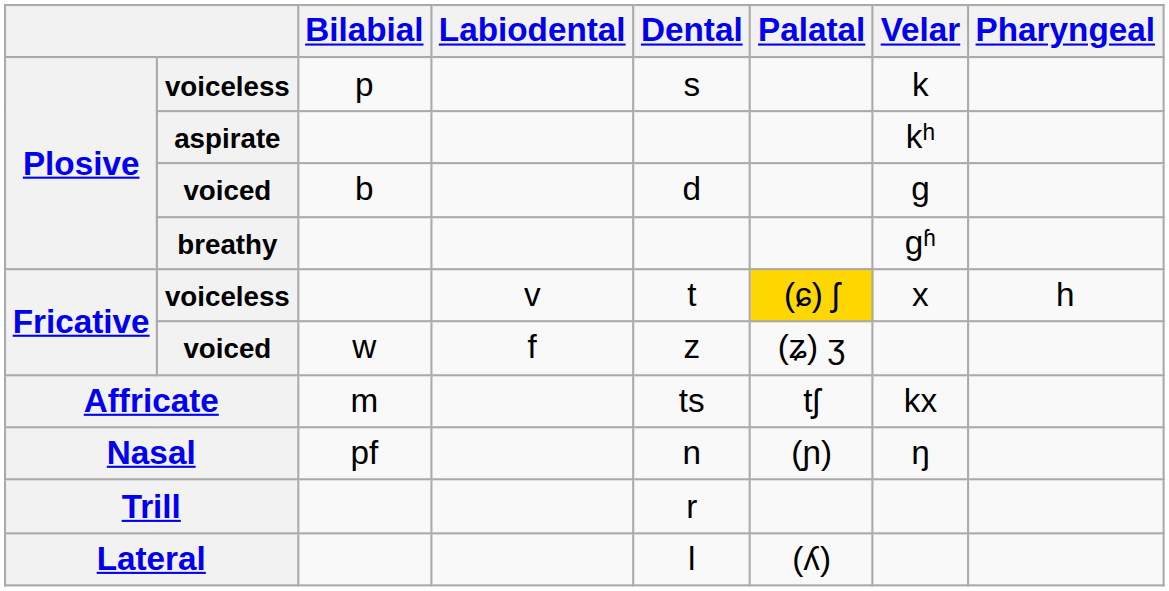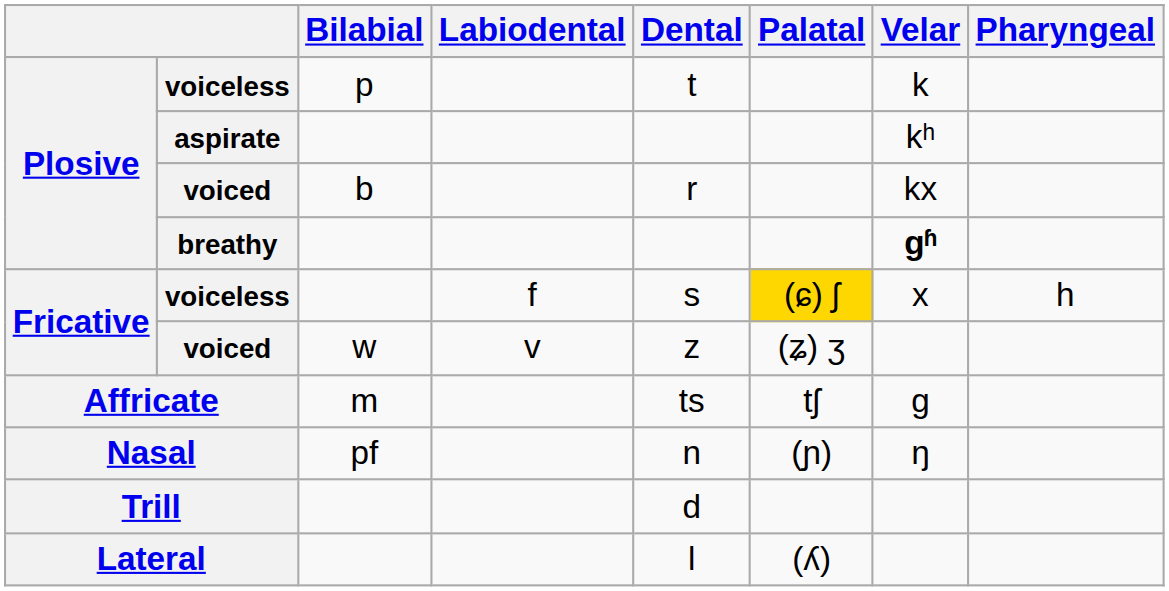(692, 83) s -> (692, 83) t
(692, 189) d -> (692, 189) r
(920, 189) ɡ -> (920, 189) kx
(920, 242) normal -> (920, 242) bold
(532, 294) v -> (532, 294) f
(692, 294) t -> (692, 294) s
(532, 347) f -> (532, 347) v
(920, 400) kx -> (920, 400) ɡ
(692, 505) r -> (692, 505) d
